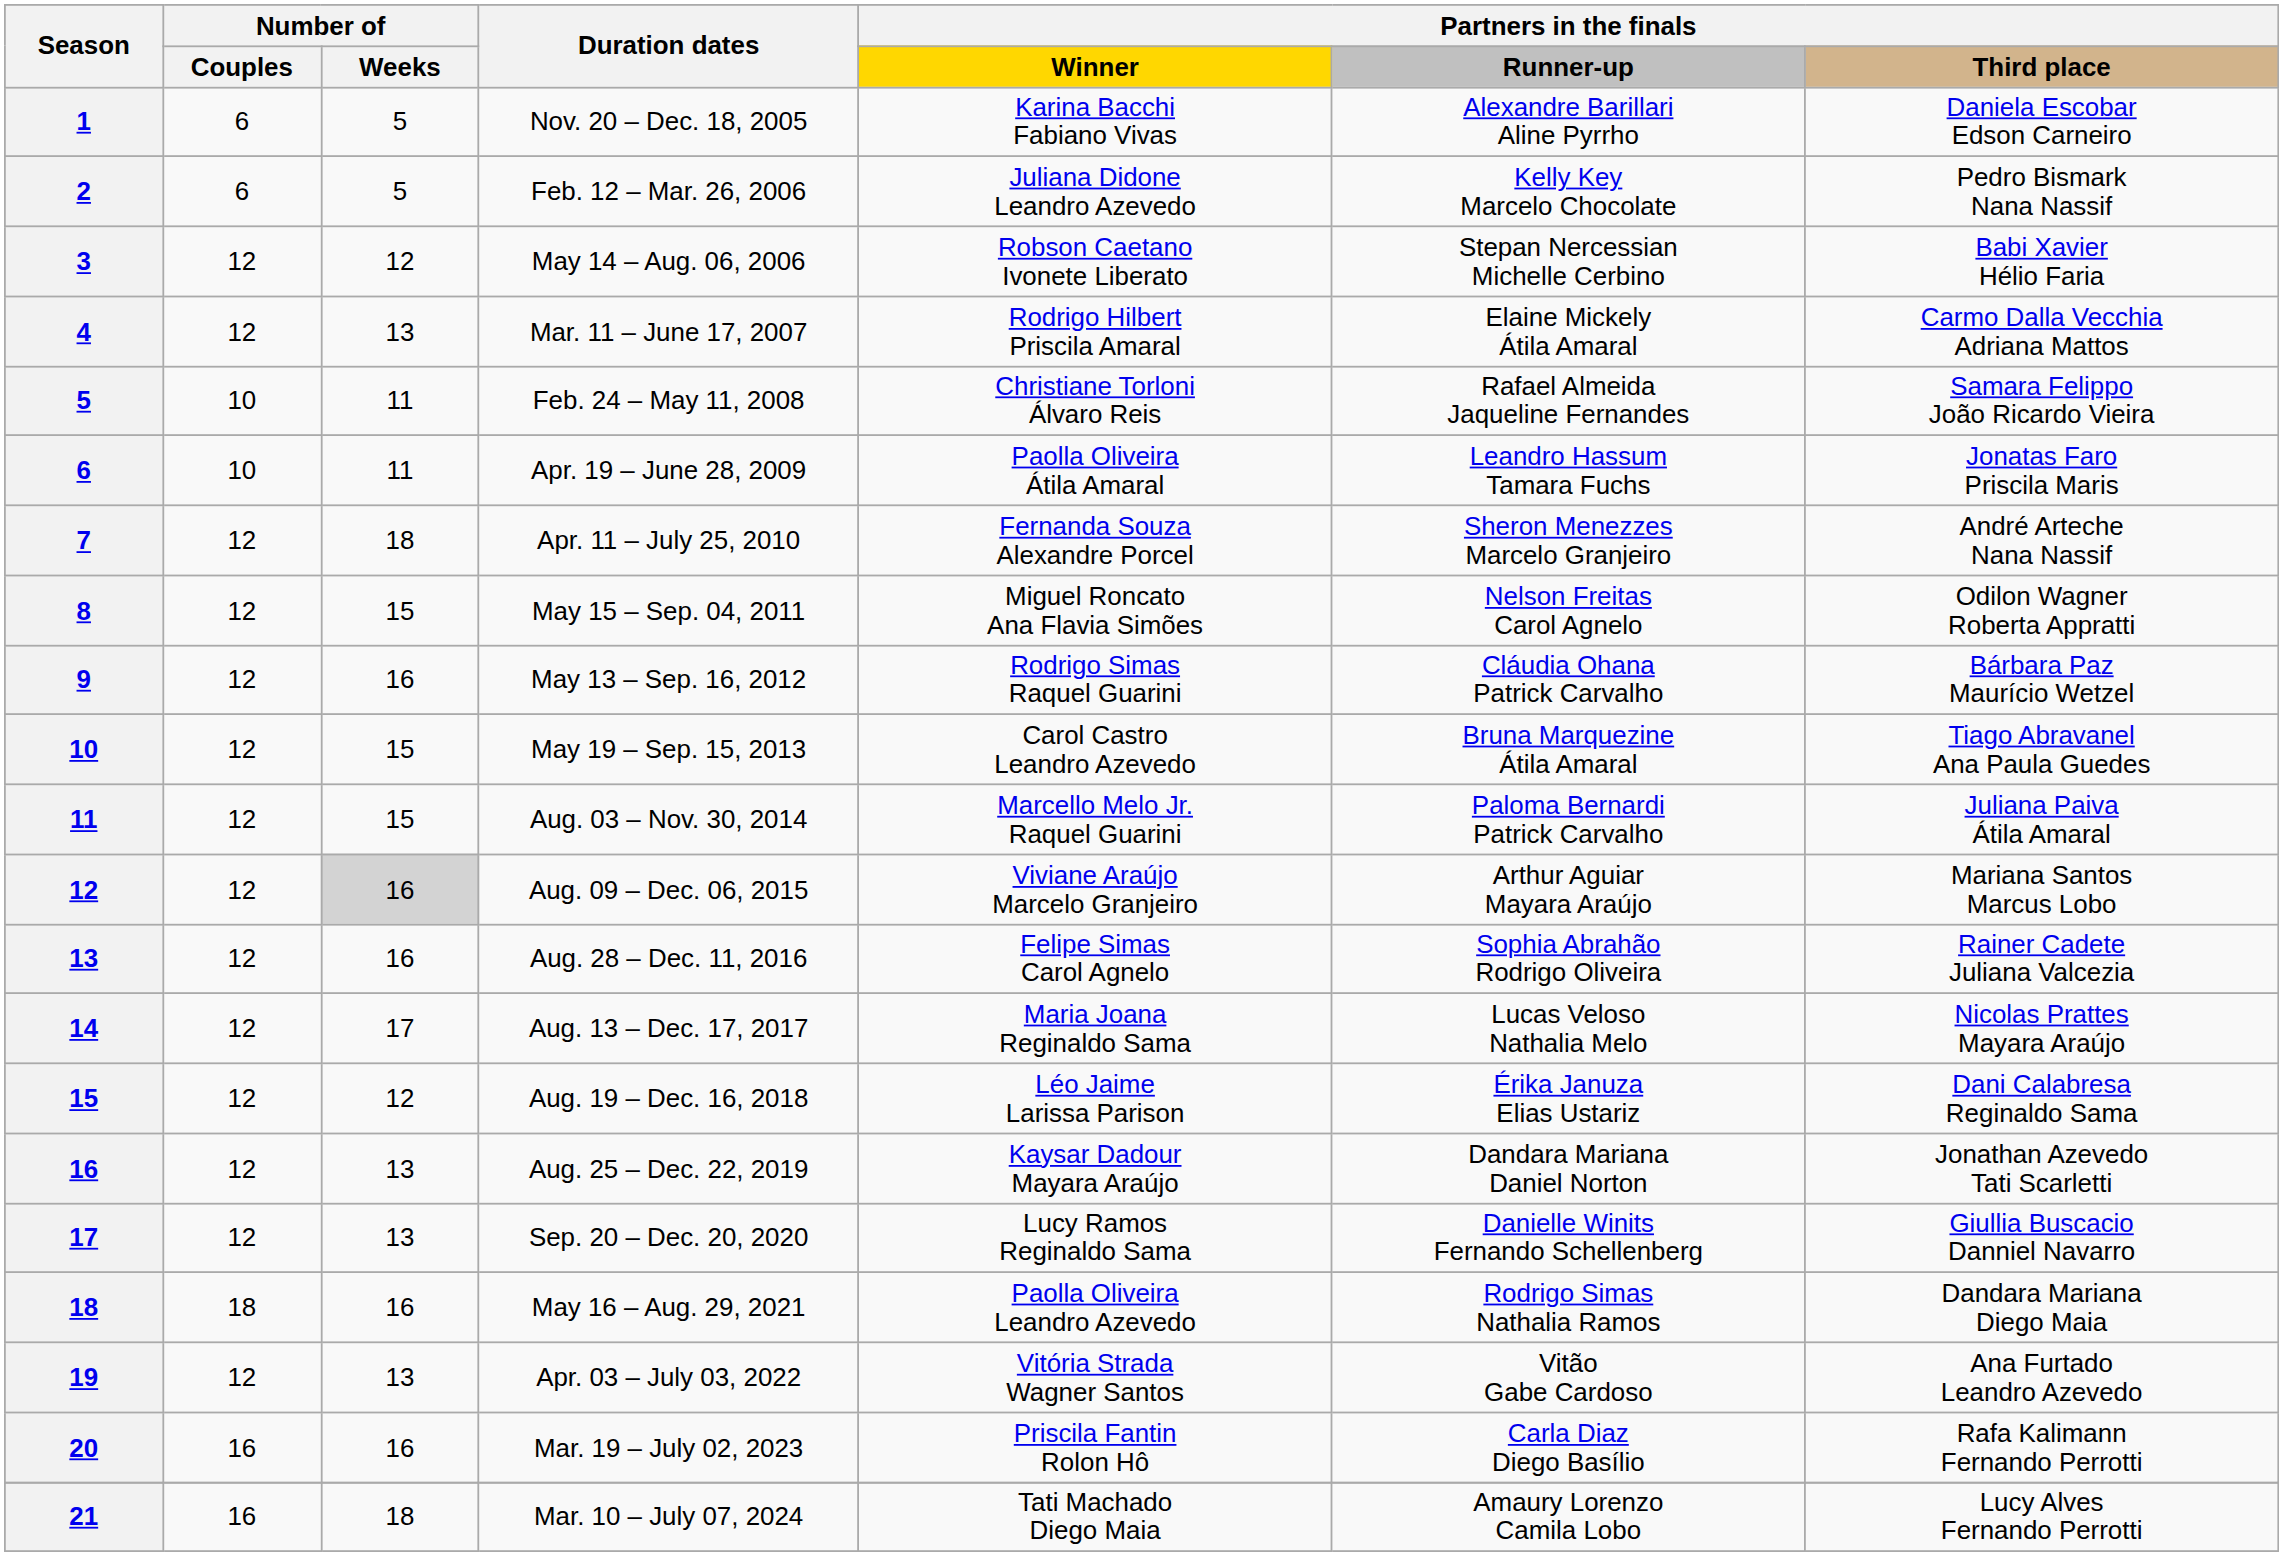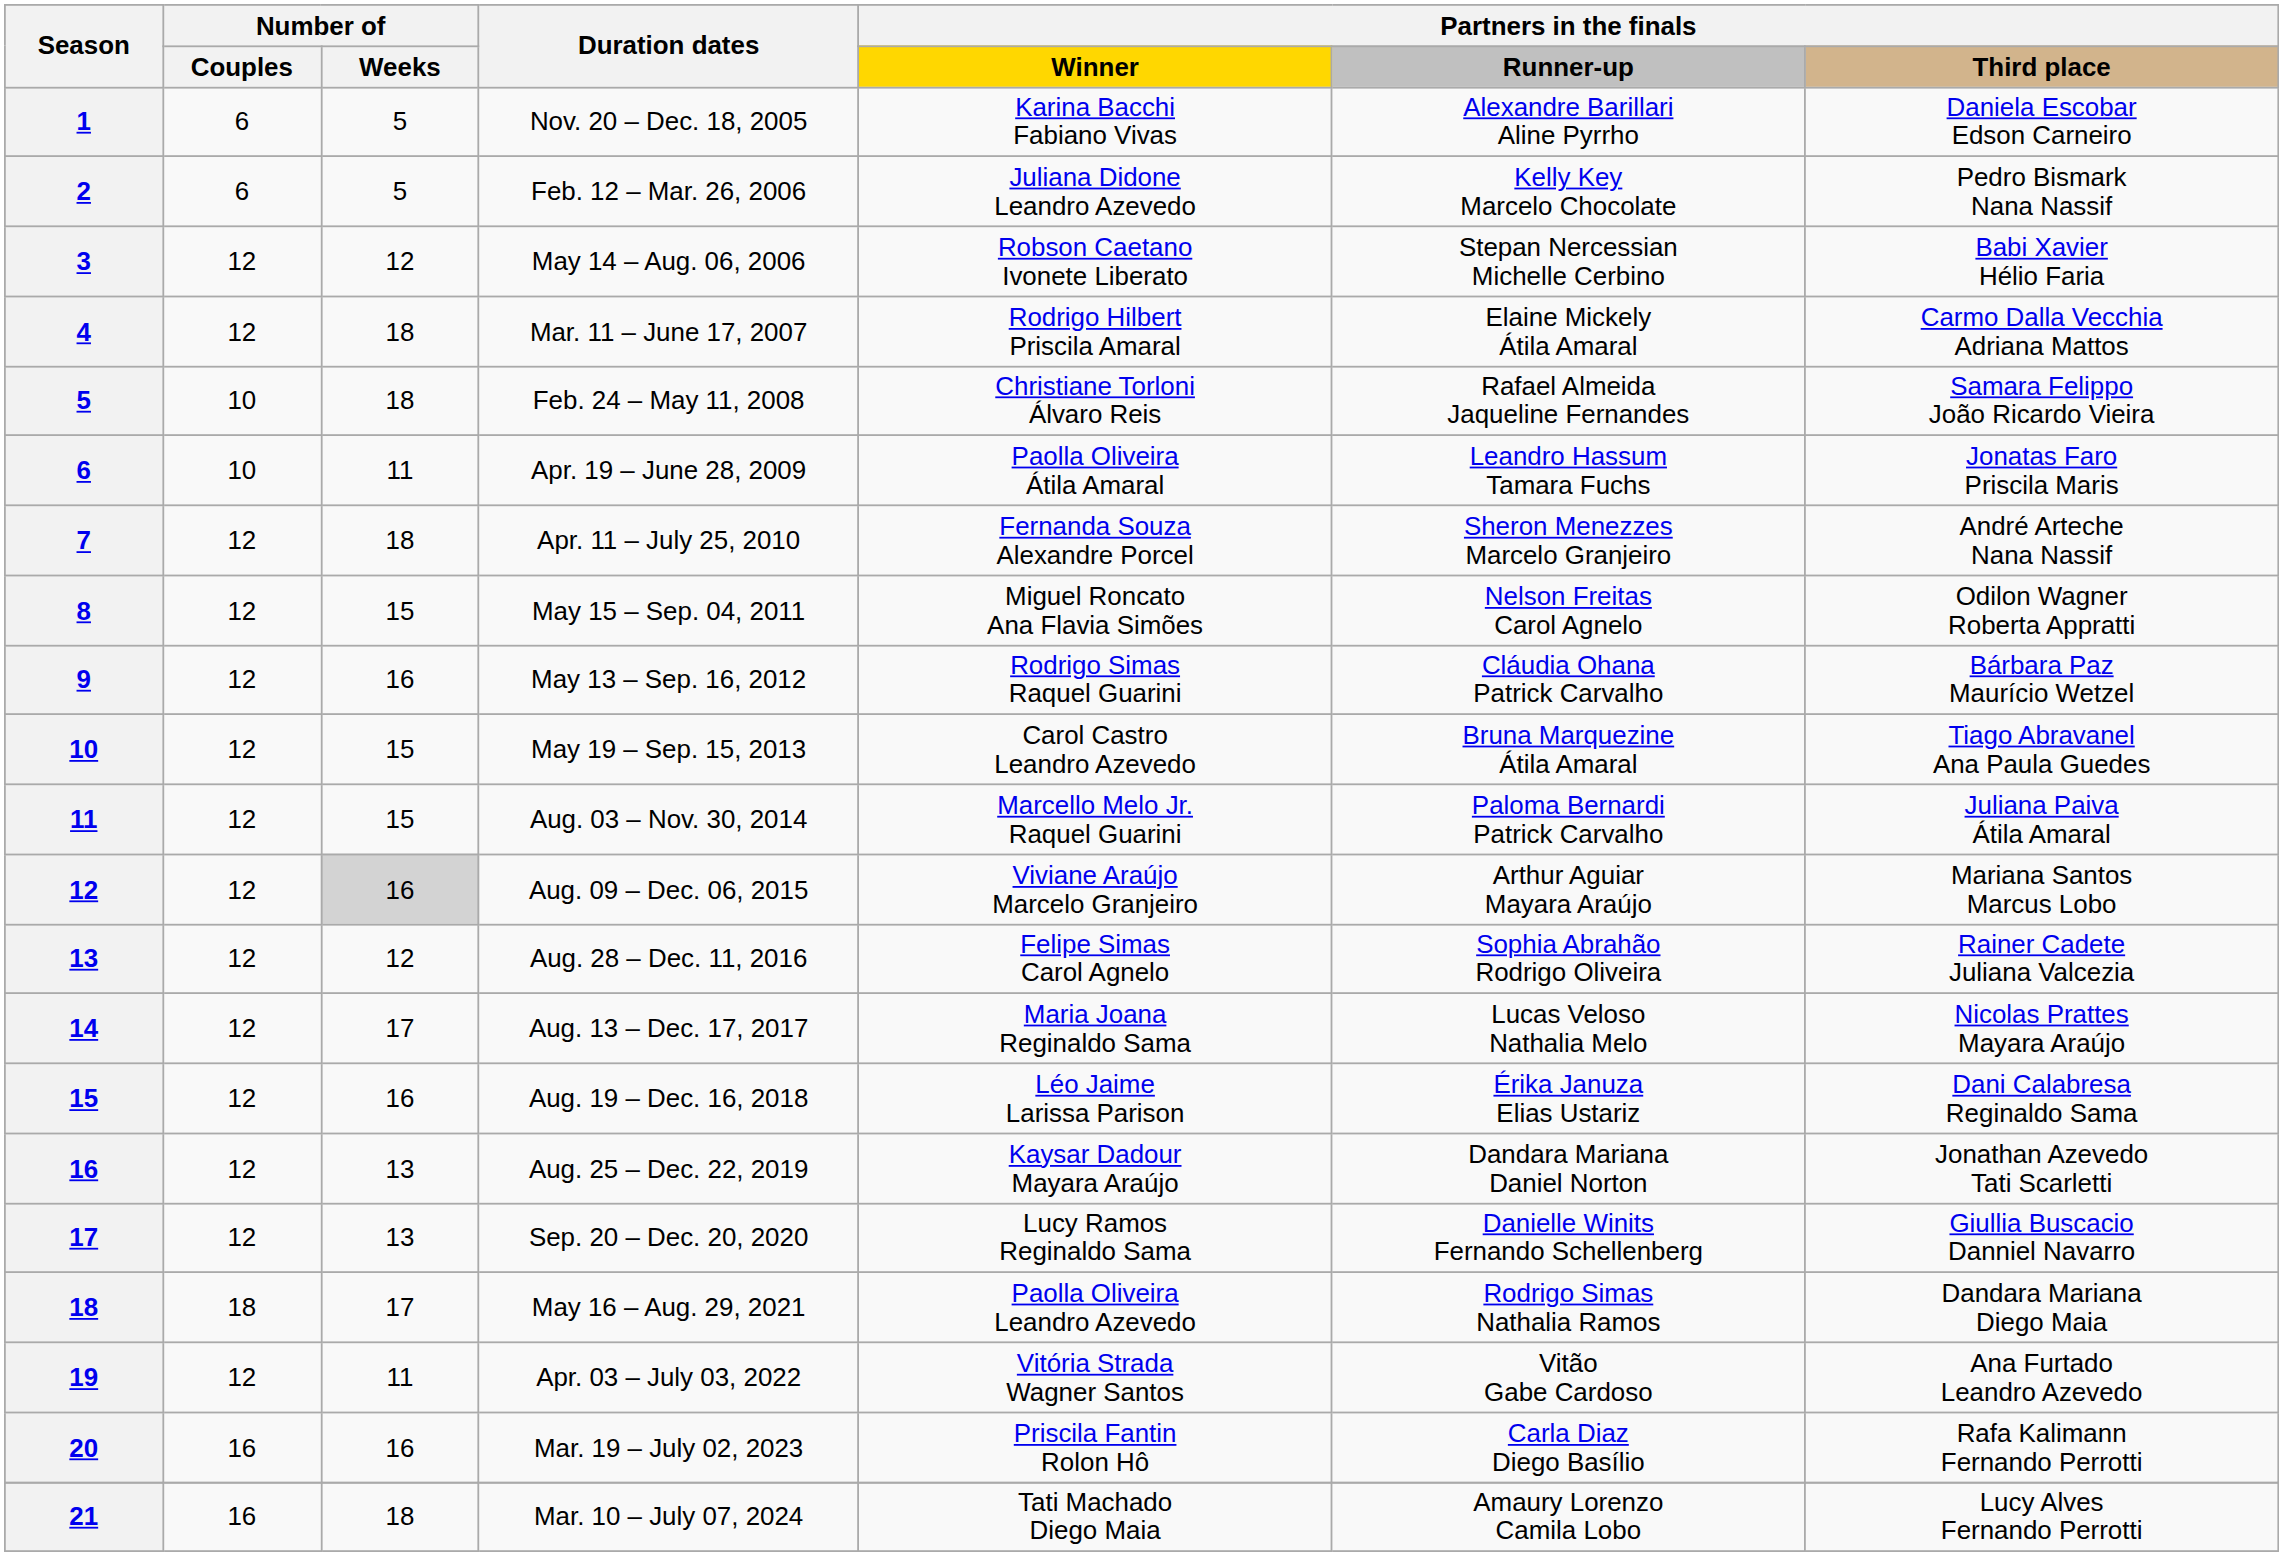(400, 331) 13 -> (400, 331) 18
(400, 401) 11 -> (400, 401) 18
(400, 959) 16 -> (400, 959) 12
(400, 1099) 12 -> (400, 1099) 16
(400, 1308) 16 -> (400, 1308) 17
(400, 1378) 13 -> (400, 1378) 11
